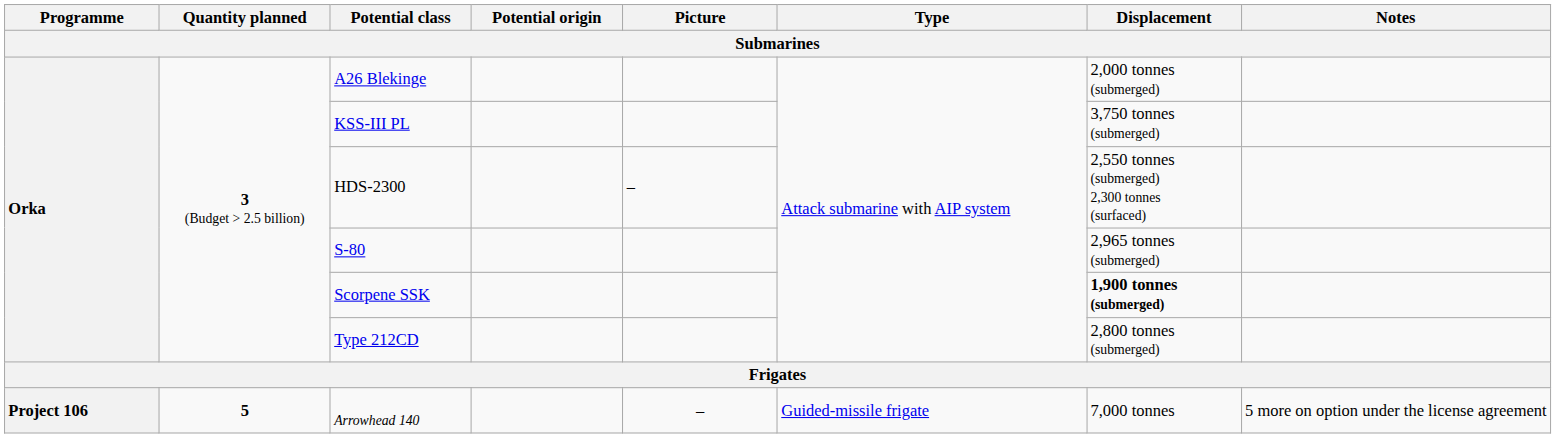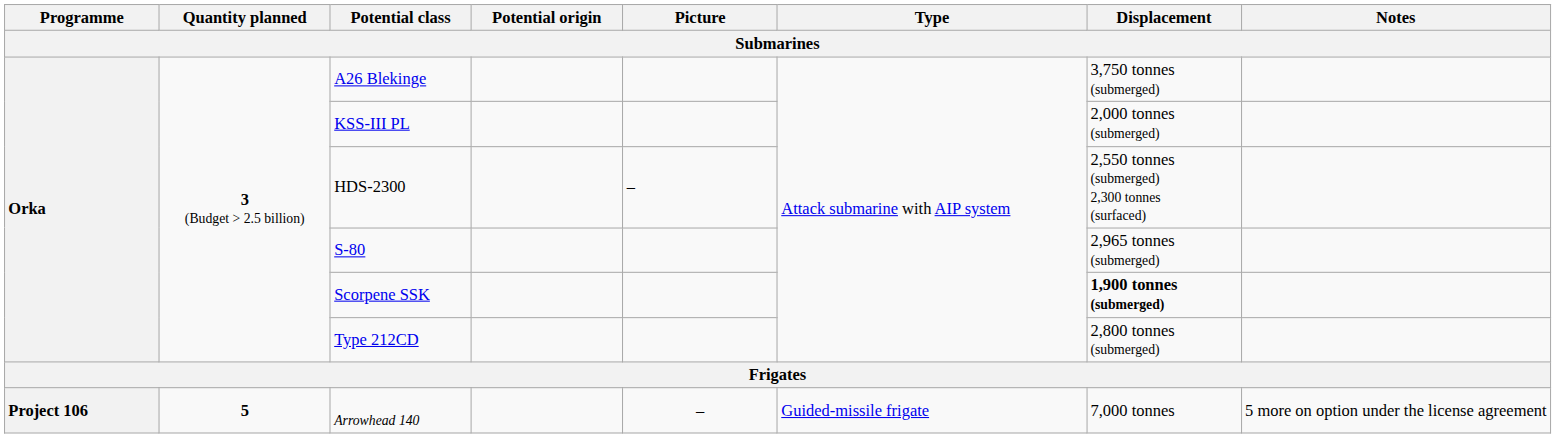(1133, 79) 2,000 tonnes (submerged) -> (1133, 79) 3,750 tonnes (submerged)
(1133, 123) 3,750 tonnes (submerged) -> (1133, 123) 2,000 tonnes (submerged)
